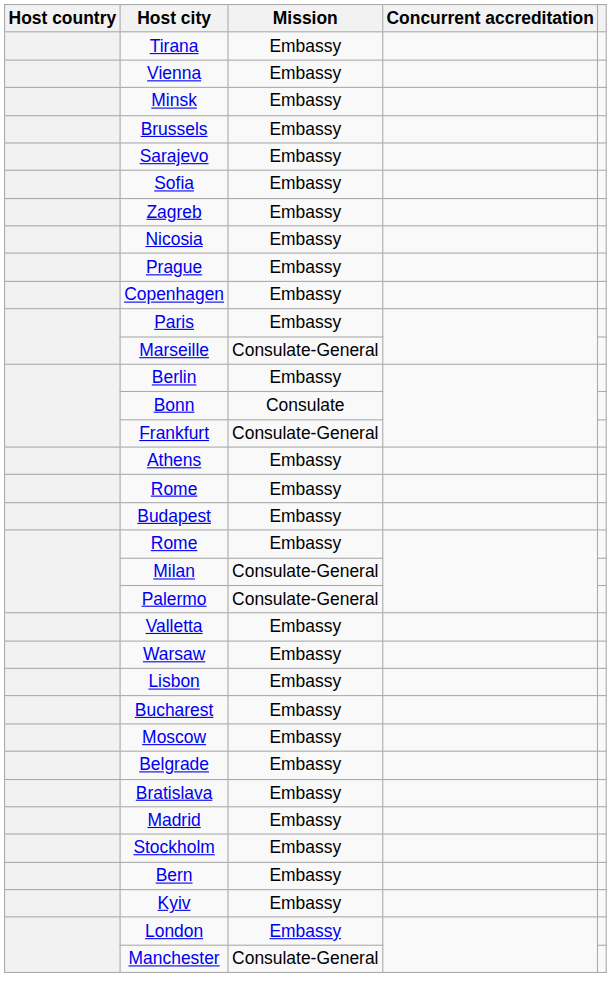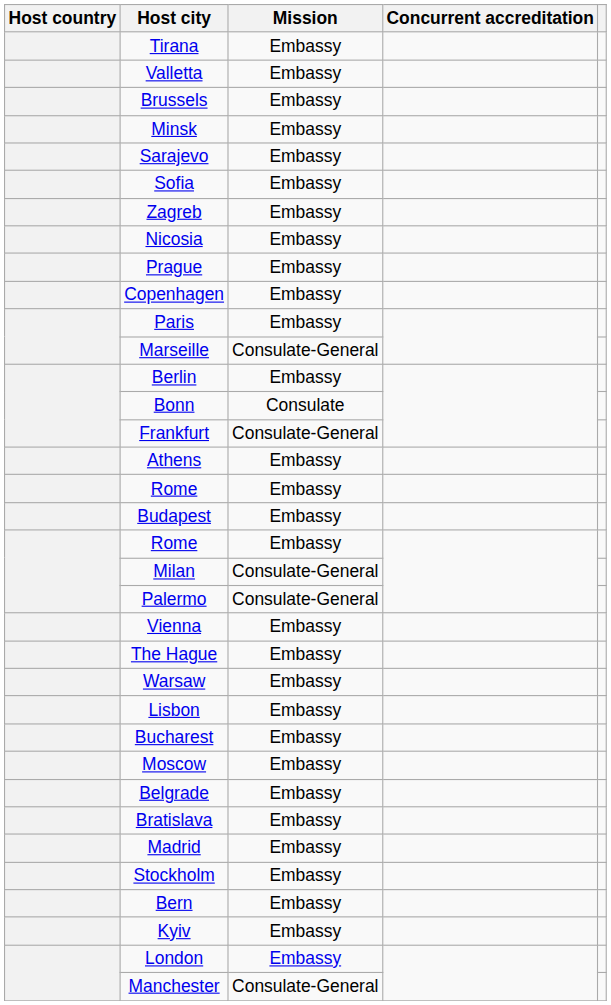rows swapped: (174, 73) <-> (174, 626)
rows swapped: (174, 101) <-> (174, 128)
+ row: (174, 654)
